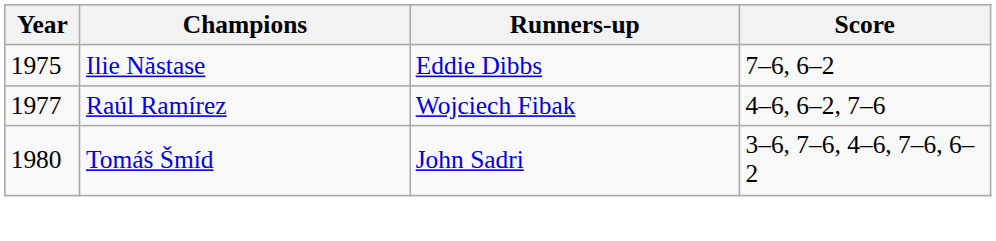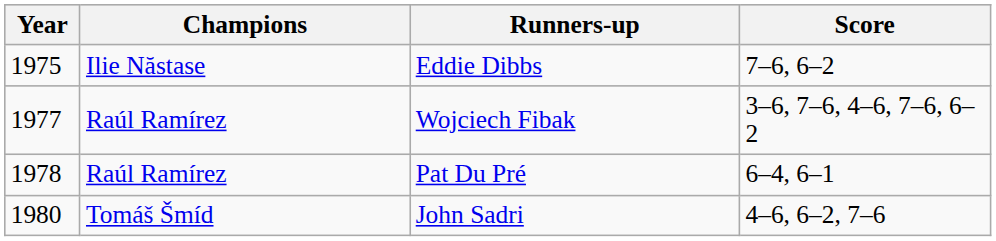(815, 105) 4–6, 6–2, 7–6 -> (860, 119) 3–6, 7–6, 4–6, 7–6, 6–2
+ row: (471, 174)
(860, 160) 3–6, 7–6, 4–6, 7–6, 6–2 -> (815, 214) 4–6, 6–2, 7–6
